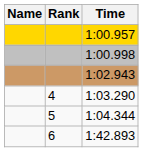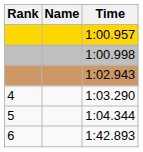columns swapped: (64, 14) <-> (25, 14)
